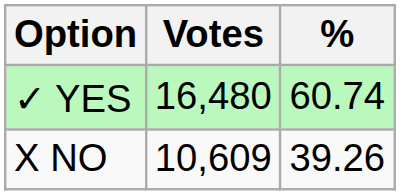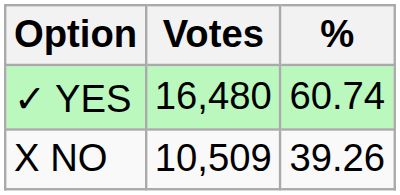(213, 158) 10,609 -> (213, 158) 10,509
